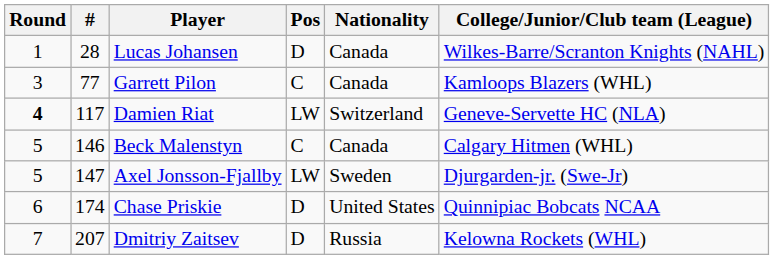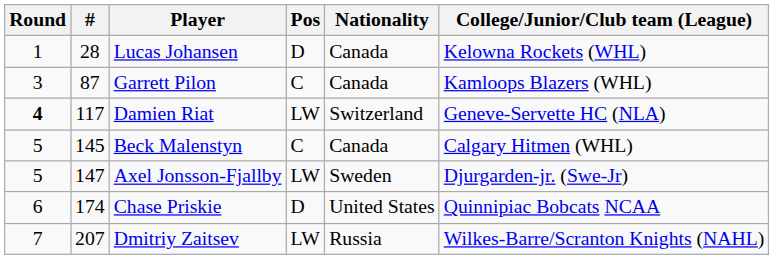(604, 51) Wilkes-Barre/Scranton Knights (NAHL) -> (545, 51) Kelowna Rockets (WHL)
(90, 82) 77 -> (90, 82) 87
(90, 144) 146 -> (90, 144) 145
(298, 238) D -> (305, 238) LW
(545, 238) Kelowna Rockets (WHL) -> (604, 238) Wilkes-Barre/Scranton Knights (NAHL)
